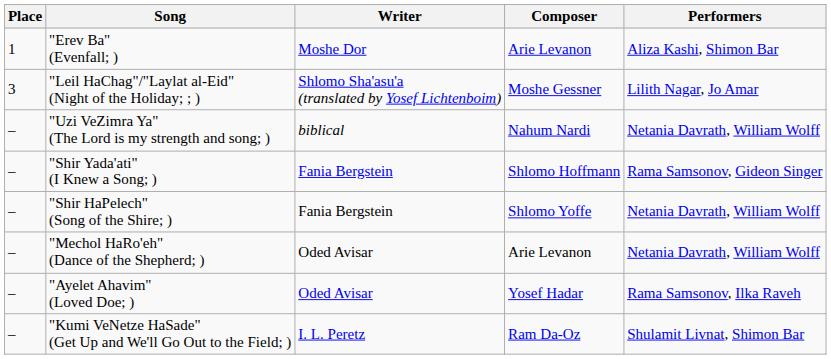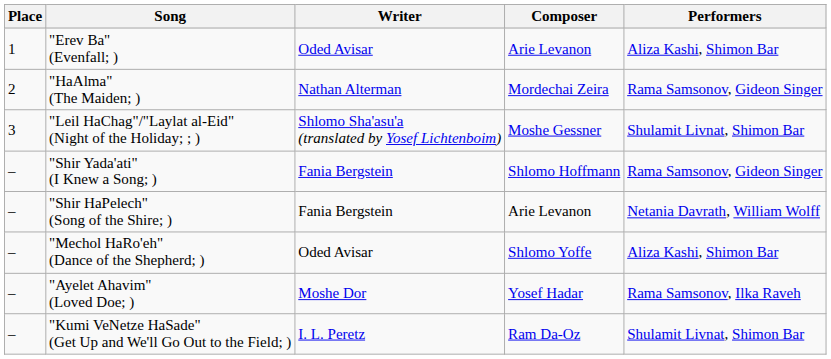(332, 48) Moshe Dor -> (336, 48) Oded Avisar
+ row: (95, 89)
(693, 89) Lilith Nagar, Jo Amar -> (716, 130) Shulamit Livnat, Shimon Bar
- row: (160, 130)
(550, 211) Shlomo Yoffe -> (550, 211) Arie Levanon
(550, 252) Arie Levanon -> (550, 252) Shlomo Yoffe
(724, 252) Netania Davrath, William Wolff -> (703, 252) Aliza Kashi, Shimon Bar
(336, 293) Oded Avisar -> (332, 293) Moshe Dor
